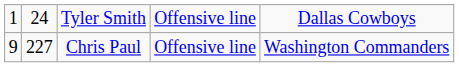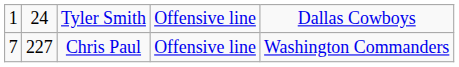(13, 47) 9 -> (13, 47) 7
